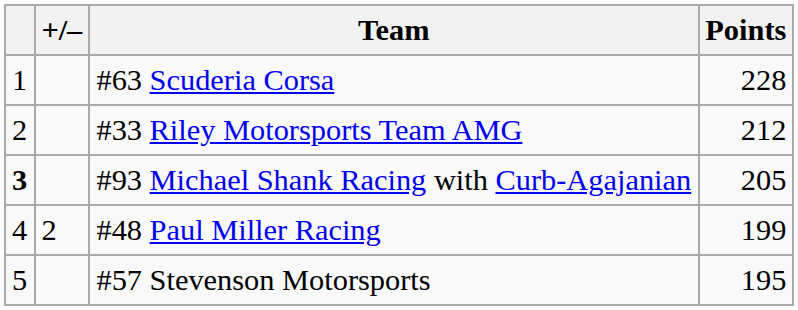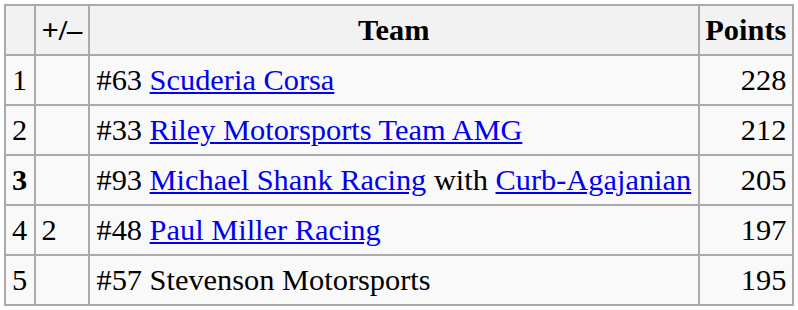(764, 230) 199 -> (764, 230) 197
